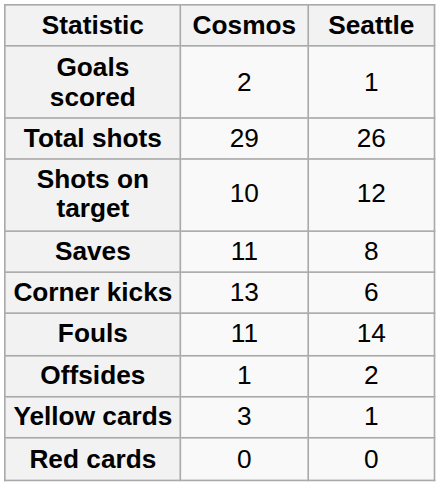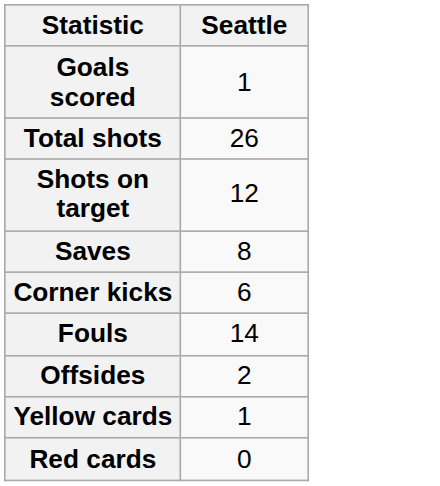- column: (244, 25)
